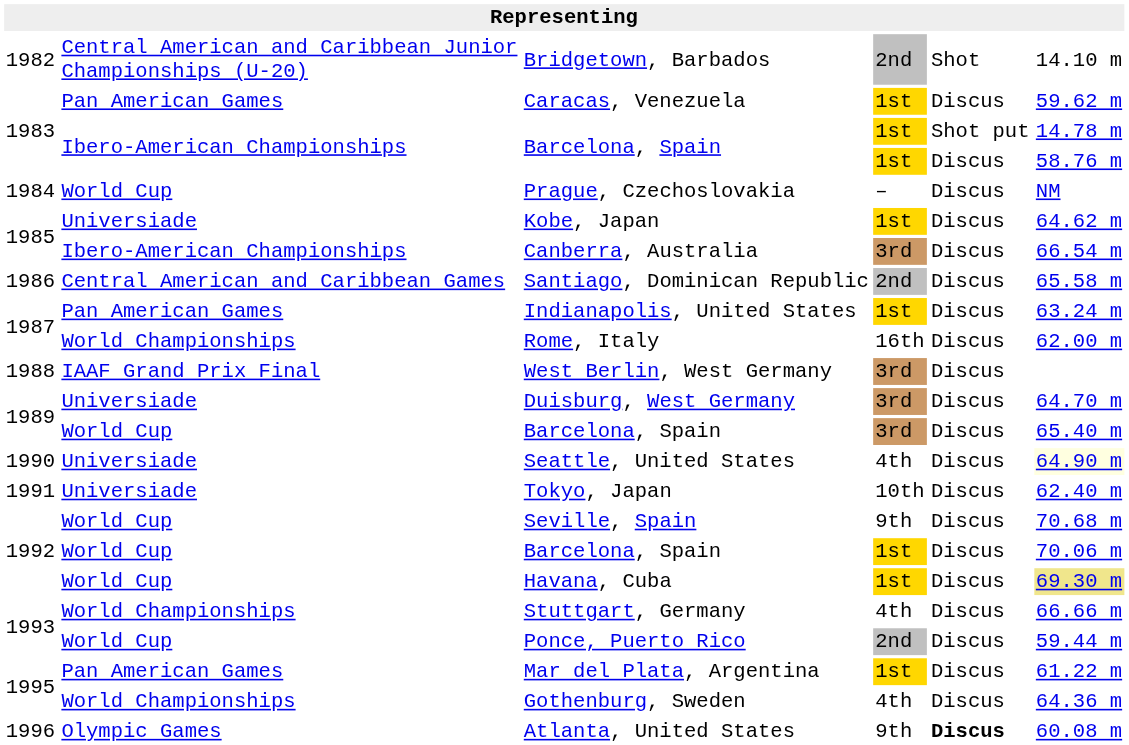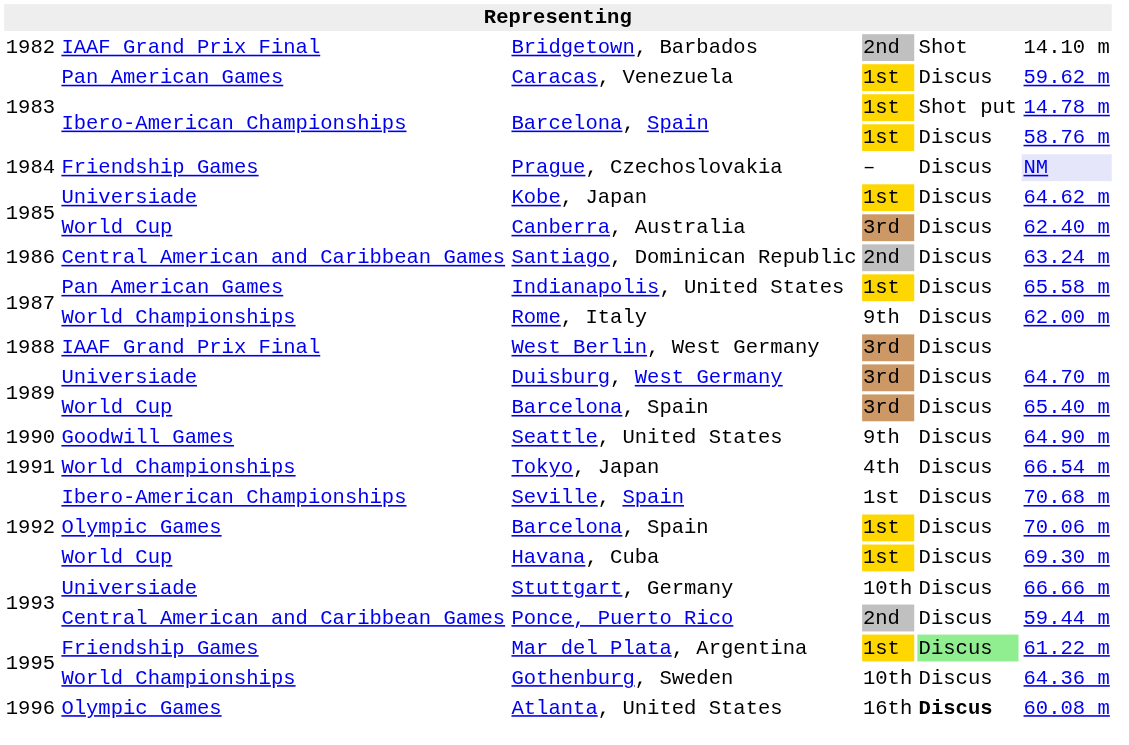(289, 59) Central American and Caribbean Junior Championships (U-20) -> (191, 48) IAAF Grand Prix Final
(117, 191) World Cup -> (160, 168) Friendship Games
(1048, 191) no background -> (1036, 168) lavender background
(234, 251) Ibero-American Championships -> (117, 228) World Cup
(1079, 251) 66.54 m -> (1067, 228) 62.40 m
(1079, 281) 65.58 m -> (1067, 258) 63.24 m
(1079, 311) 63.24 m -> (1067, 288) 65.58 m
(900, 341) 16th -> (881, 318) 9th
(129, 462) Universiade -> (148, 438) Goodwill Games
(894, 462) 4th -> (881, 438) 9th
(1079, 462) lightyellow background -> (1067, 438) no background
(129, 492) Universiade -> (178, 468) World Championships
(900, 492) 10th -> (881, 468) 4th
(1079, 492) 62.40 m -> (1067, 468) 66.54 m
(117, 522) World Cup -> (234, 498) Ibero-American Championships
(894, 522) 9th -> (881, 498) 1st
(117, 552) World Cup -> (142, 528) Olympic Games
(1079, 582) khaki background -> (1067, 558) no background
(178, 612) World Championships -> (129, 588) Universiade
(894, 612) 4th -> (888, 588) 10th
(117, 642) World Cup -> (283, 618) Central American and Caribbean Games
(172, 672) Pan American Games -> (160, 648) Friendship Games
(968, 672) no background -> (956, 648) lightgreen background
(894, 702) 4th -> (888, 678) 10th
(894, 732) 9th -> (888, 708) 16th
